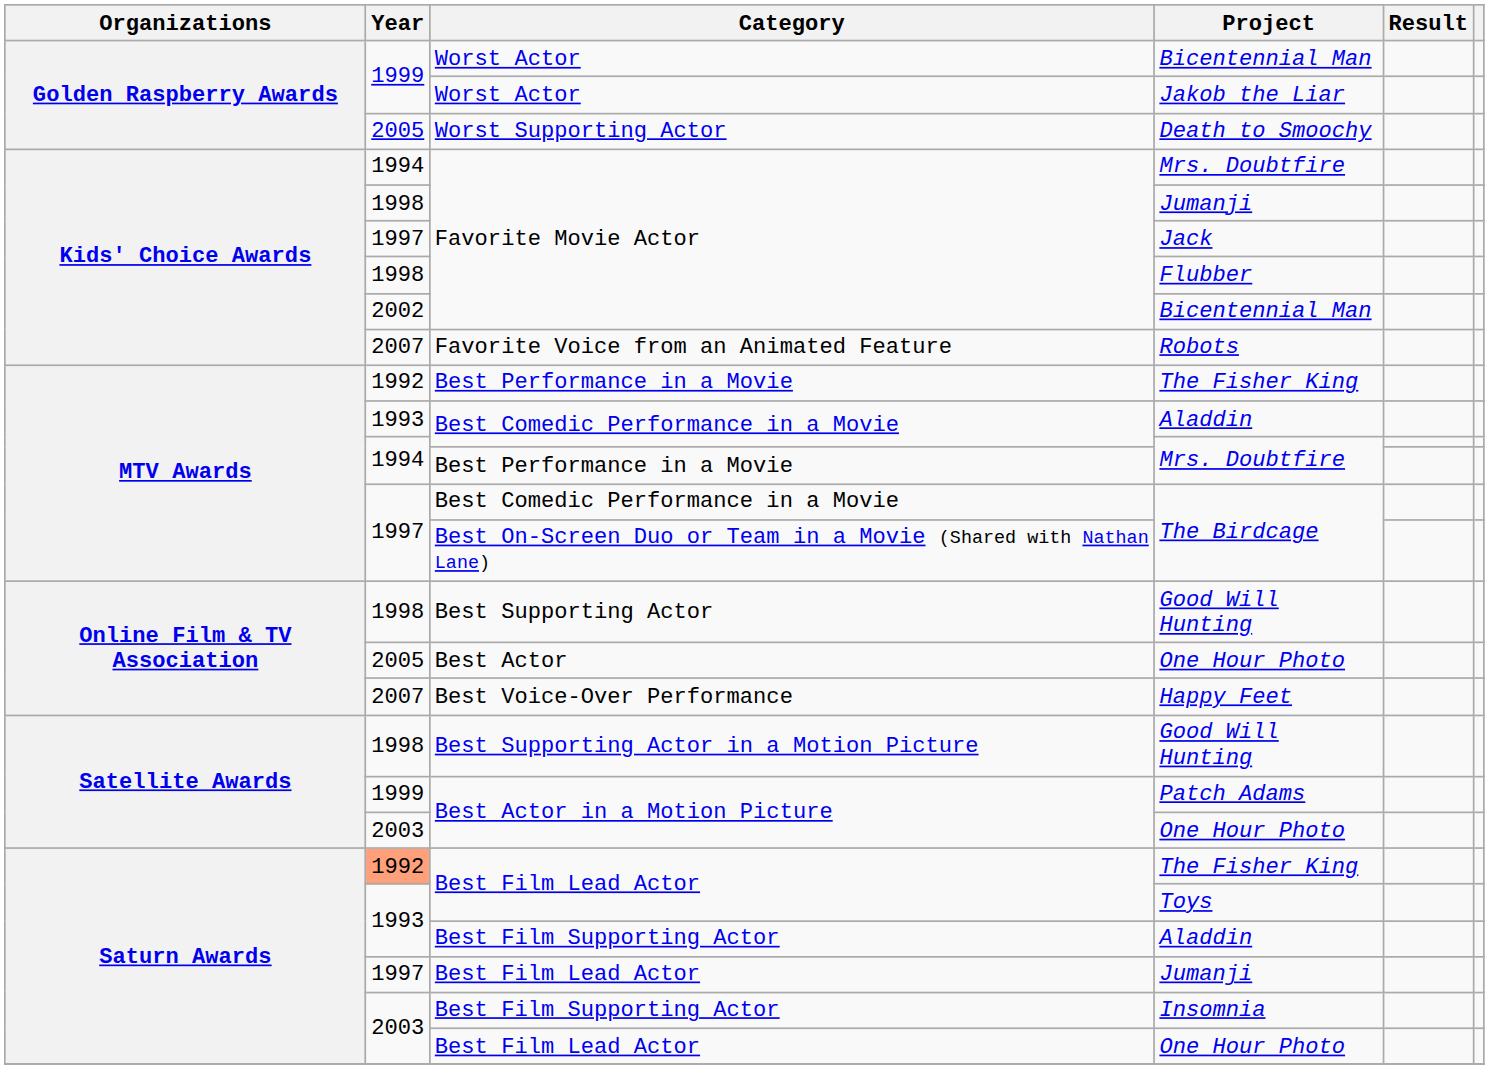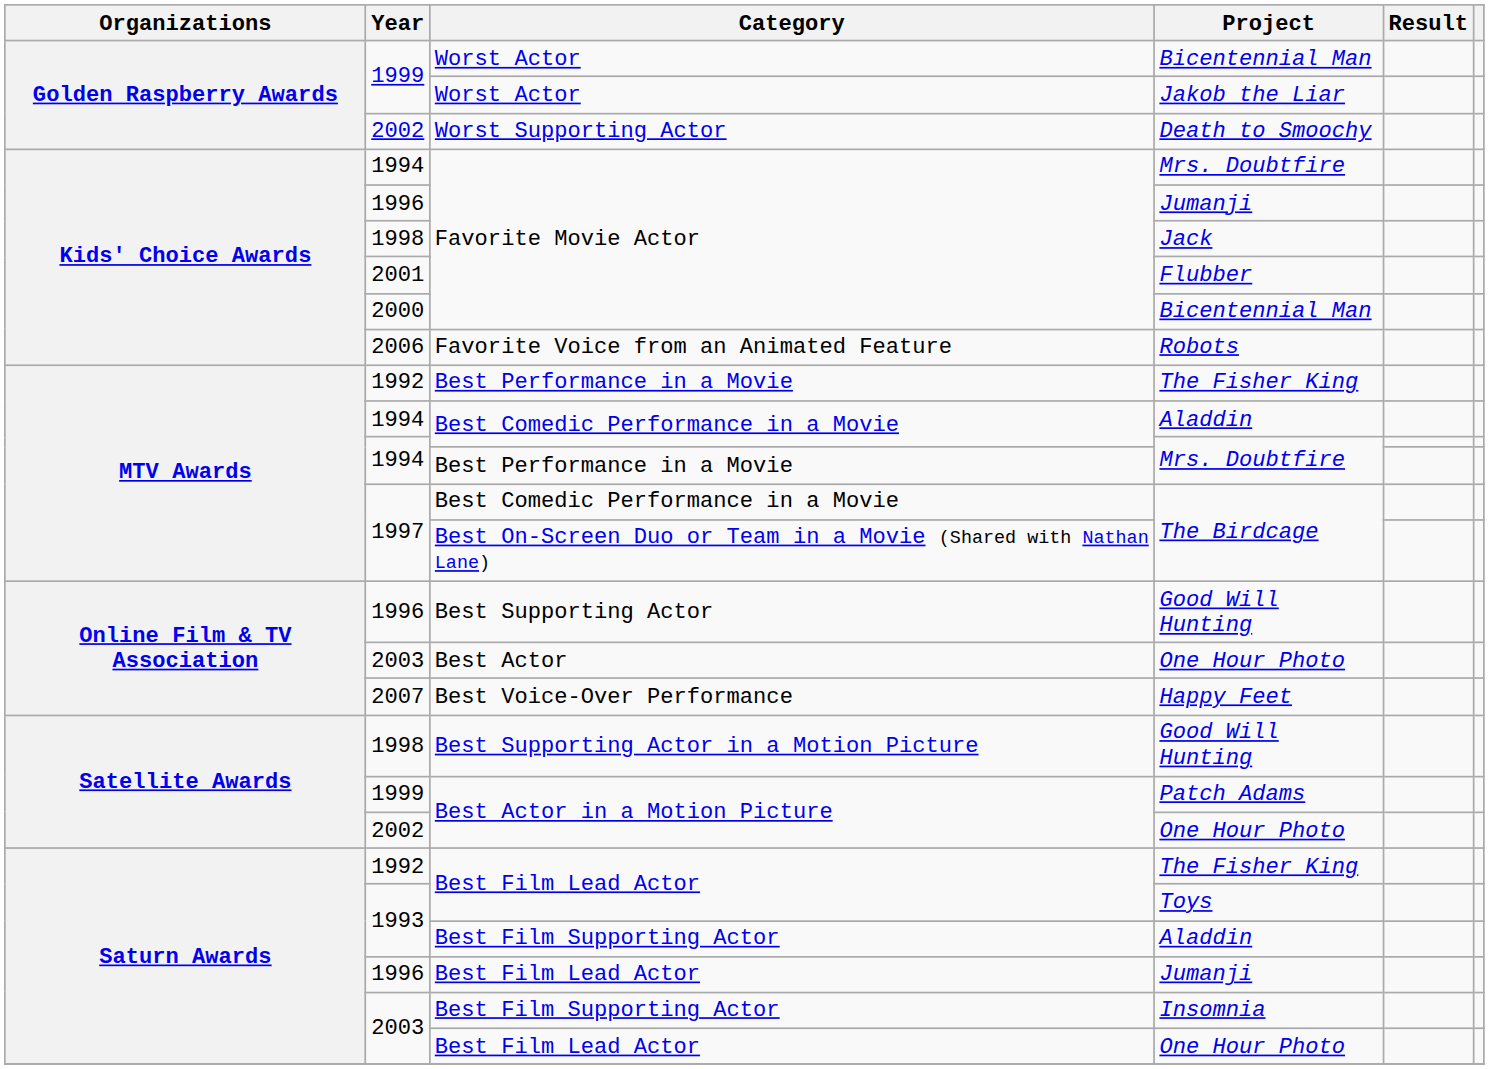(398, 131) 2005 -> (398, 131) 2002
(398, 203) 1998 -> (398, 203) 1996
(398, 239) 1997 -> (398, 239) 1998
(398, 275) 1998 -> (398, 275) 2001
(398, 311) 2002 -> (398, 311) 2000
(398, 347) 2007 -> (398, 347) 2006
(398, 419) 1993 -> (398, 419) 1994
(398, 612) 1998 -> (398, 612) 1996
(398, 661) 2005 -> (398, 661) 2003
(398, 830) 2003 -> (398, 830) 2002
(398, 866) lightsalmon background -> (398, 866) no background
(398, 974) 1997 -> (398, 974) 1996
